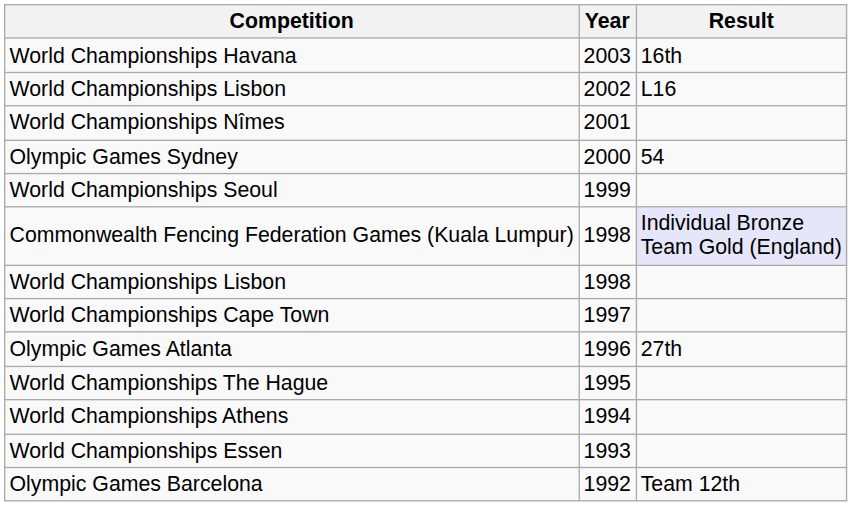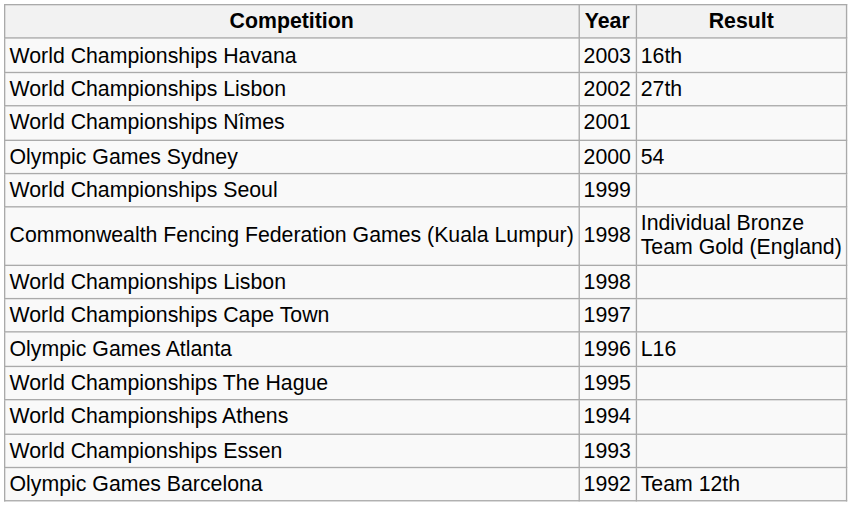(658, 88) L16 -> (661, 88) 27th
(741, 235) lavender background -> (741, 235) no background
(661, 349) 27th -> (658, 349) L16
